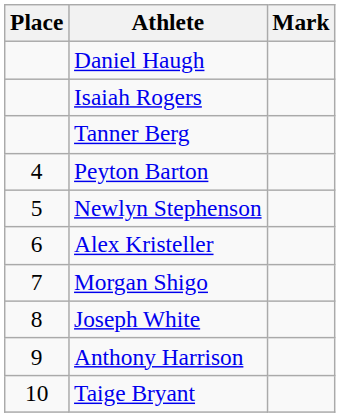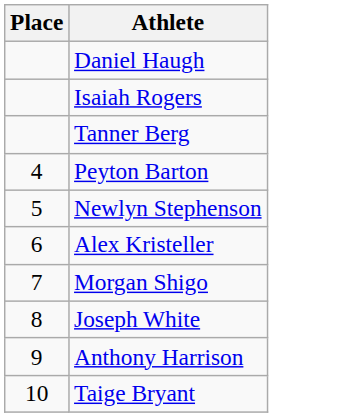- column: (301, 23)
